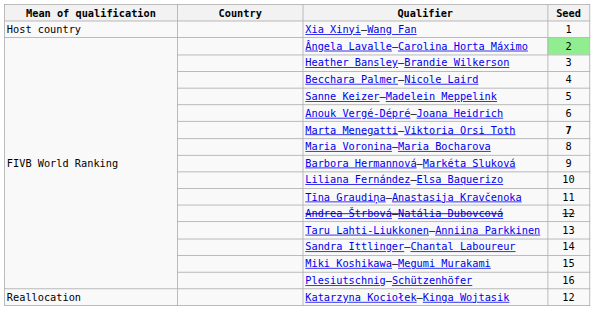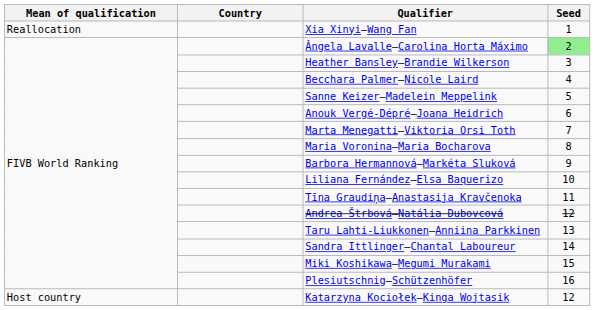(44, 30) Host country -> (44, 30) Reallocation
(569, 130) bold -> (569, 130) normal
(44, 297) Reallocation -> (44, 297) Host country
